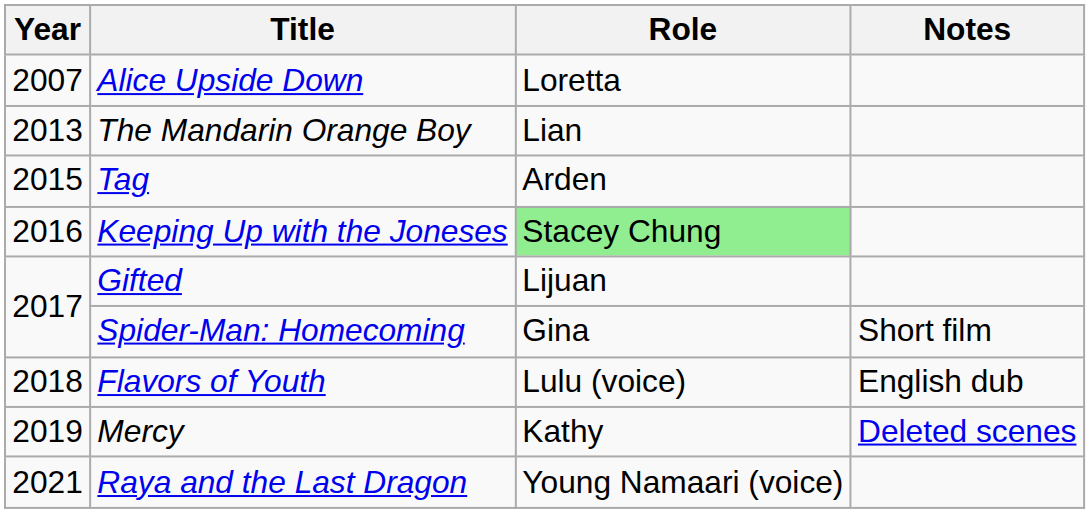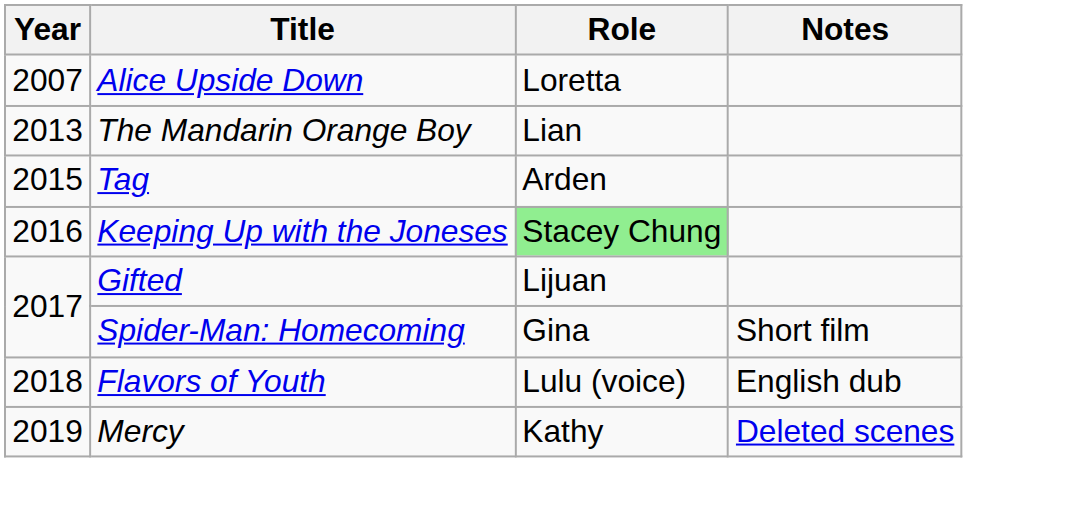- row: (282, 481)
